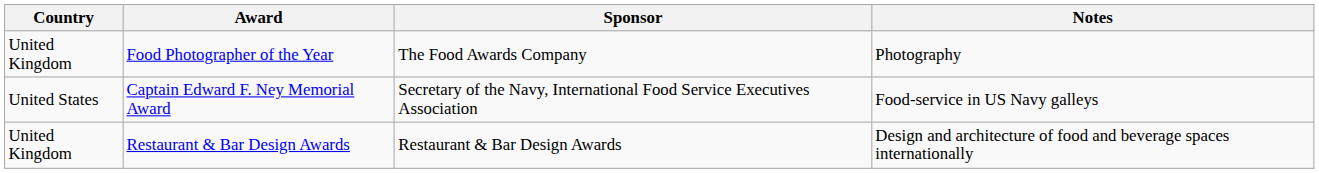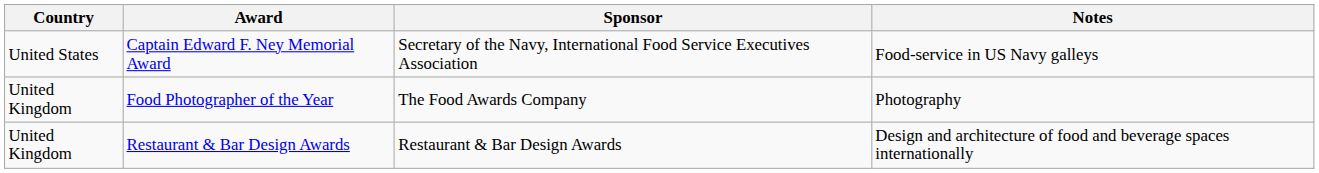rows swapped: (230, 53) <-> (240, 99)
